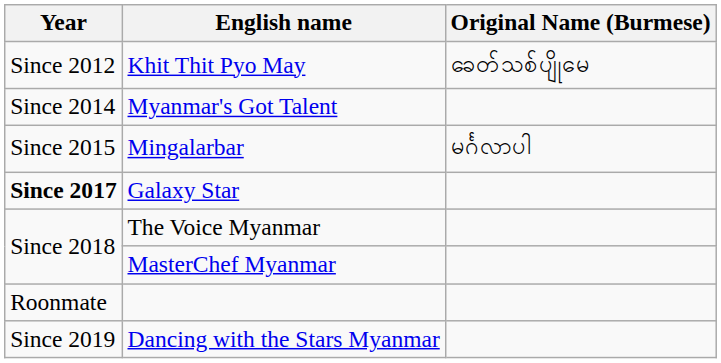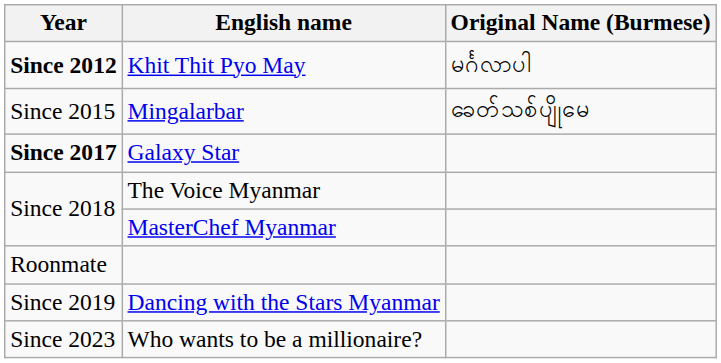(63, 64) normal -> (63, 64) bold
(520, 63) ခေတ်သစ်ပျိုမေ -> (491, 63) မင်္ဂလာပါ
- row: (232, 106)
(491, 146) မင်္ဂလာပါ -> (520, 109) ခေတ်သစ်ပျိုမေ
+ row: (275, 339)
